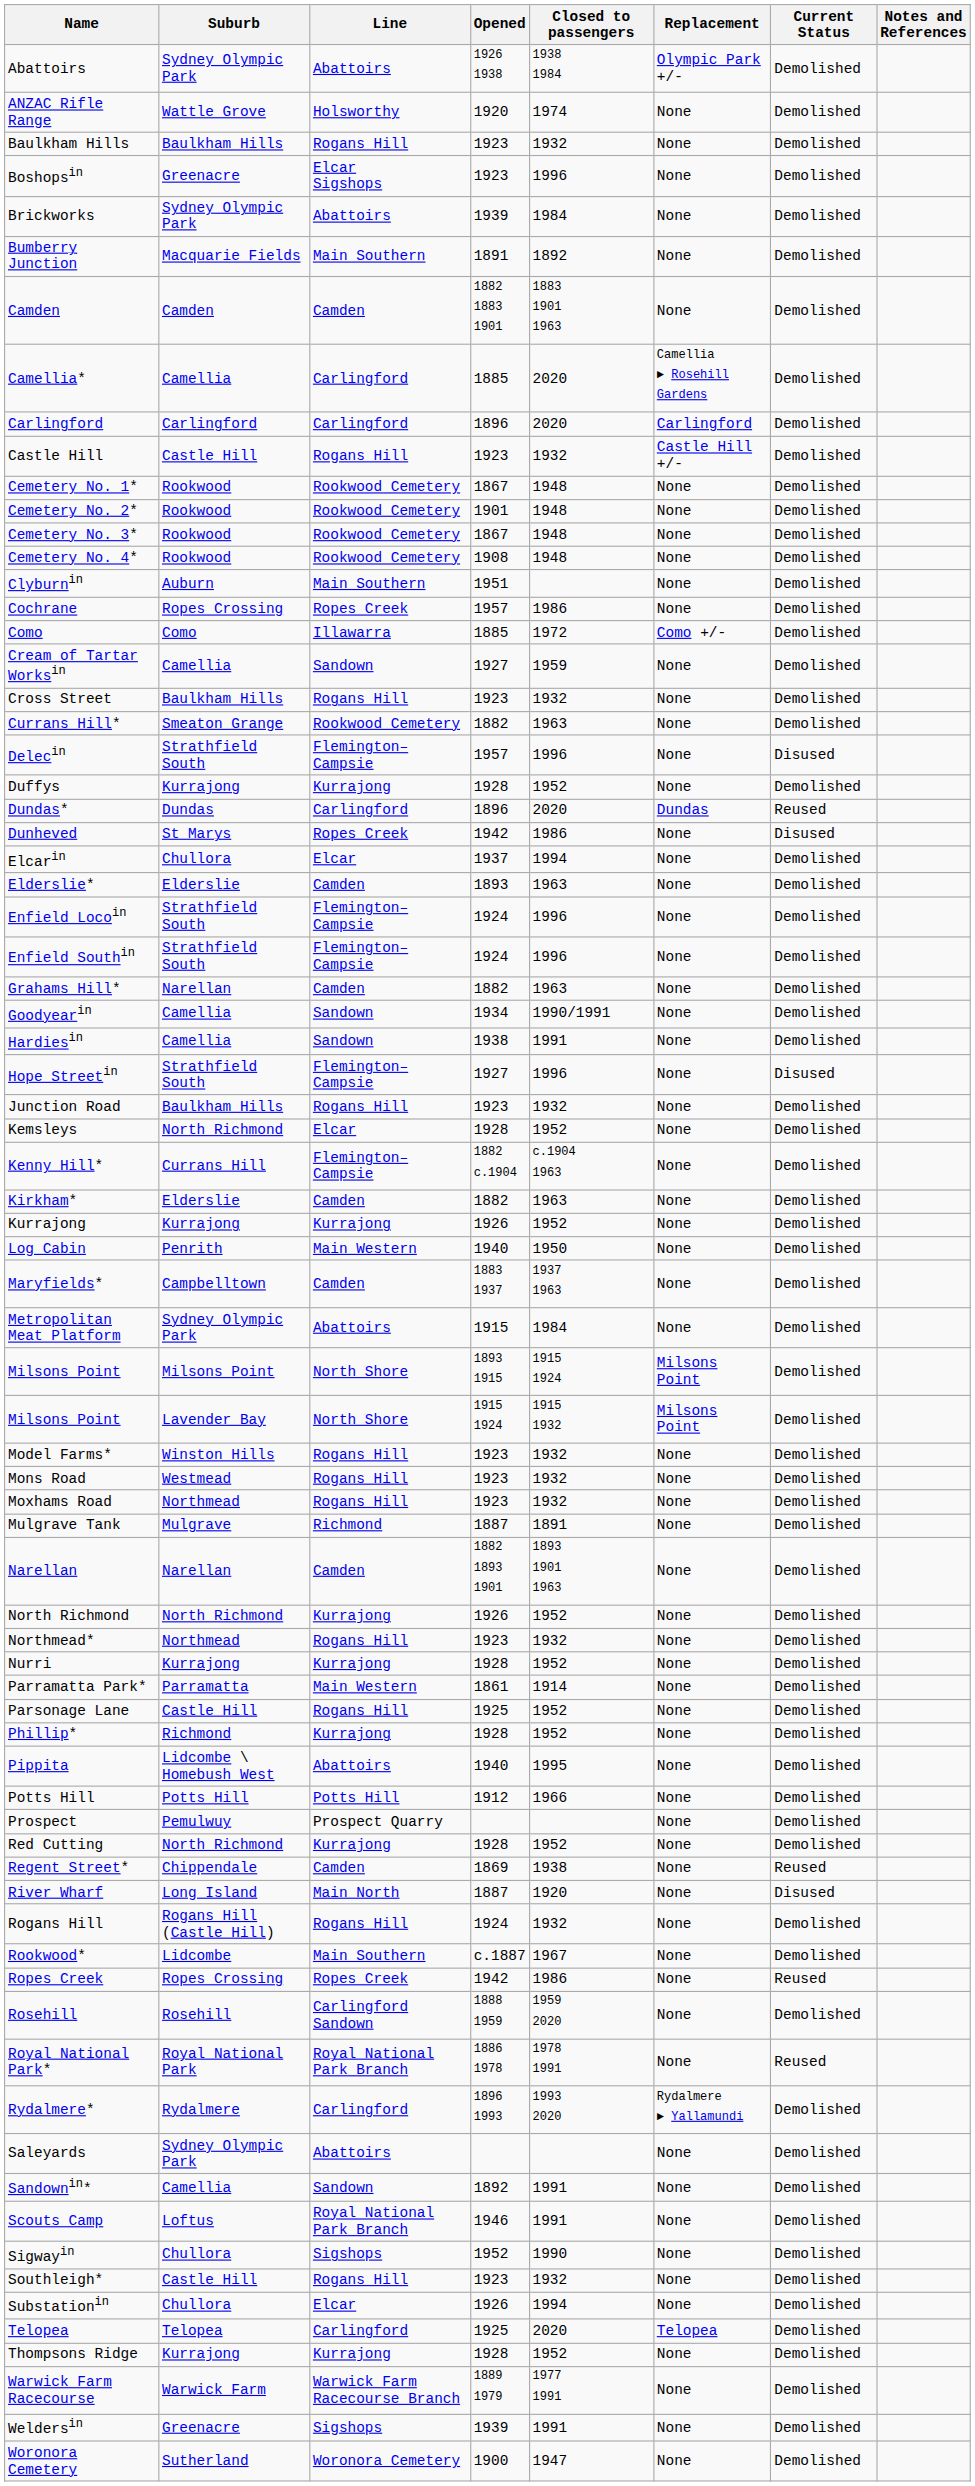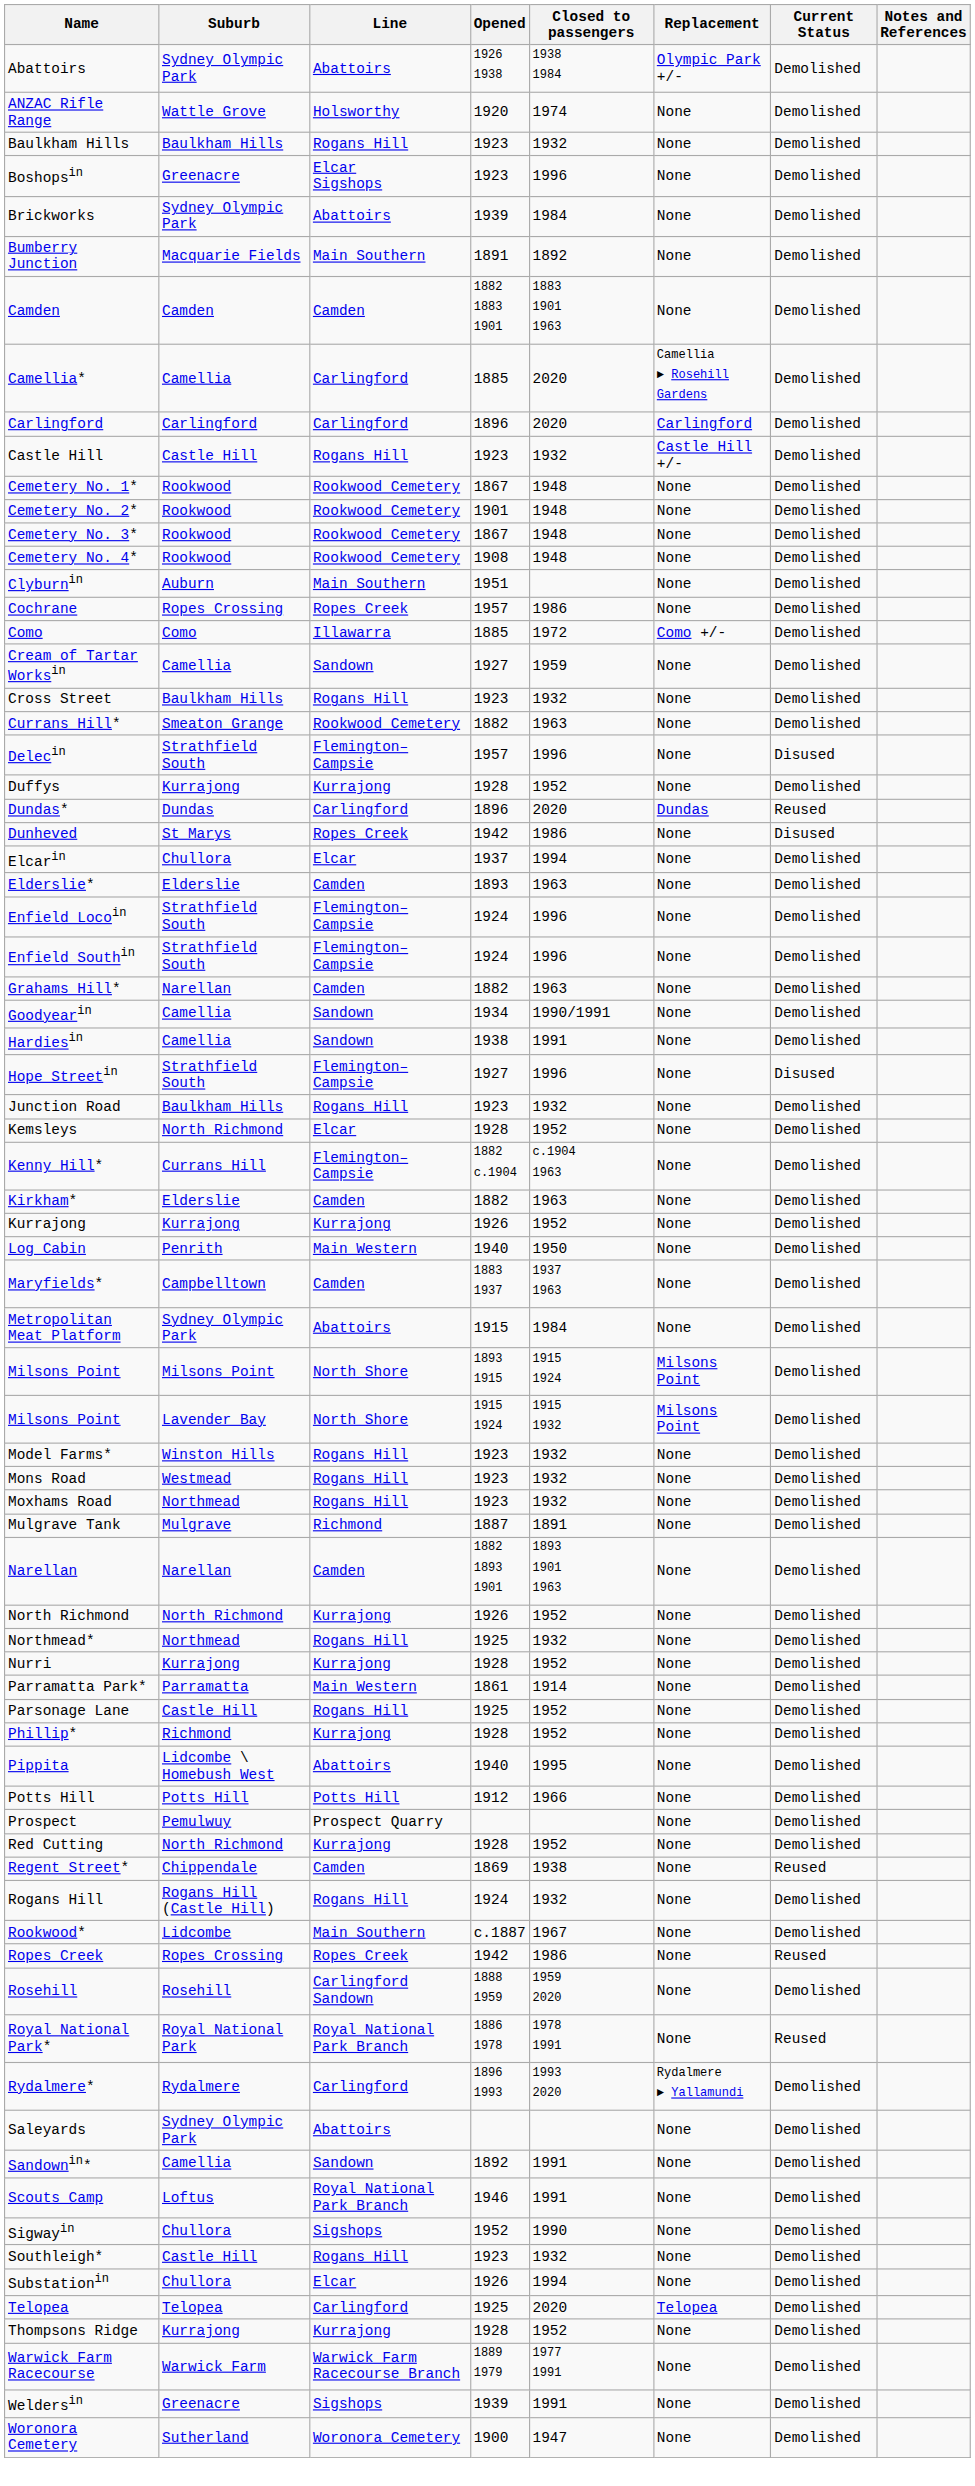(491, 1640) 1923 -> (491, 1640) 1925
- row: (56, 1892)
